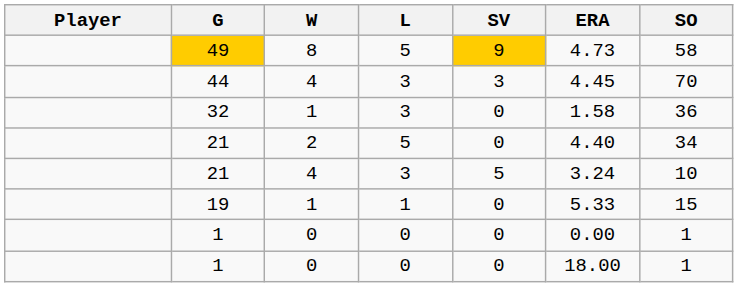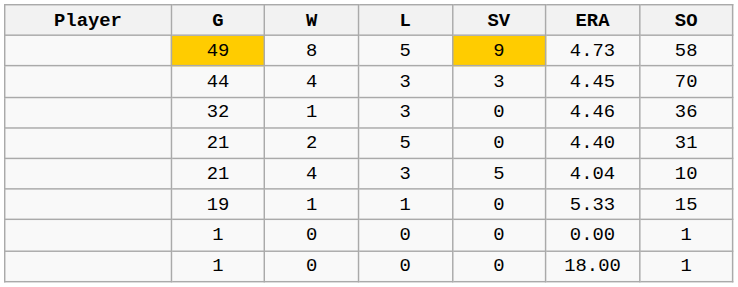(592, 112) 1.58 -> (592, 112) 4.46
(686, 143) 34 -> (686, 143) 31
(592, 174) 3.24 -> (592, 174) 4.04
